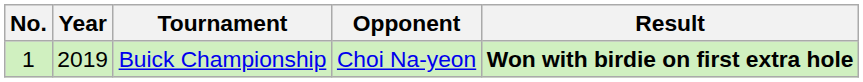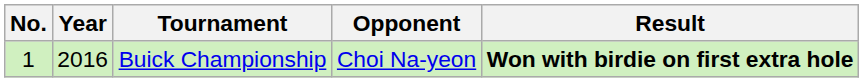(83, 59) 2019 -> (83, 59) 2016
